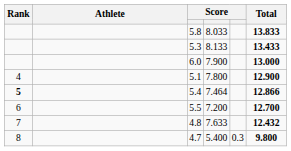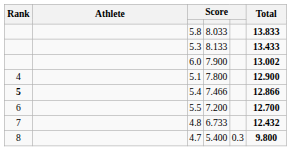(266, 62) 13.000 -> (266, 62) 13.002
(217, 92) 7.464 -> (217, 92) 7.466
(217, 123) 7.633 -> (217, 123) 6.733
